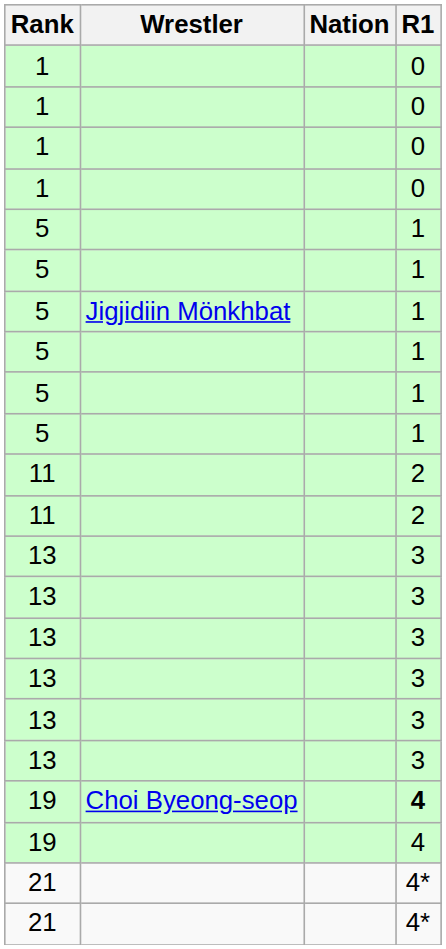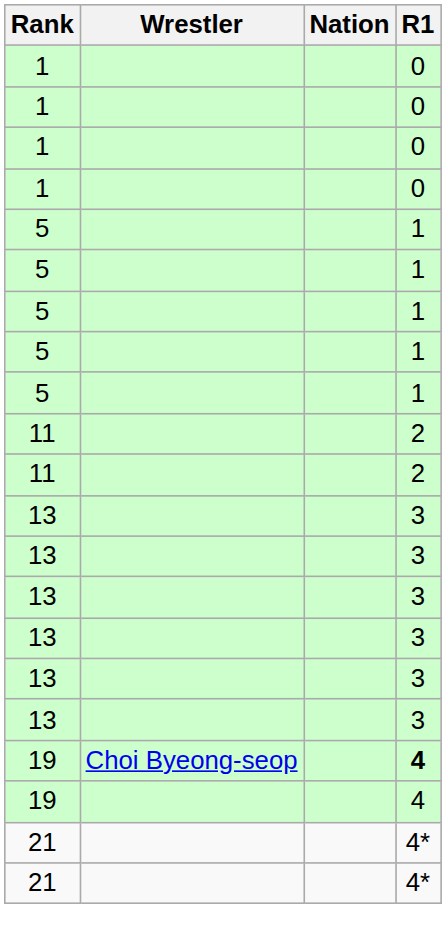- row: (42, 310)
